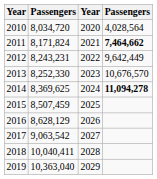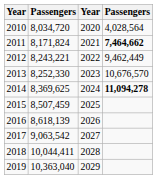(50, 58) 8,243,231 -> (50, 58) 8,243,221
(124, 58) 9,642,449 -> (124, 58) 9,462,449
(50, 120) 8,628,129 -> (50, 120) 8,618,139
(52, 151) 10,040,411 -> (52, 151) 10,044,411
